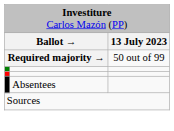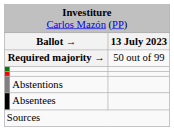+ row: (7, 85)
